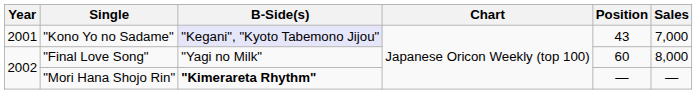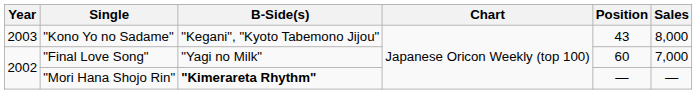(22, 36) 2001 -> (22, 36) 2003
(280, 36) lavender background -> (280, 36) no background
(672, 36) 7,000 -> (672, 36) 8,000
(672, 57) 8,000 -> (672, 57) 7,000
